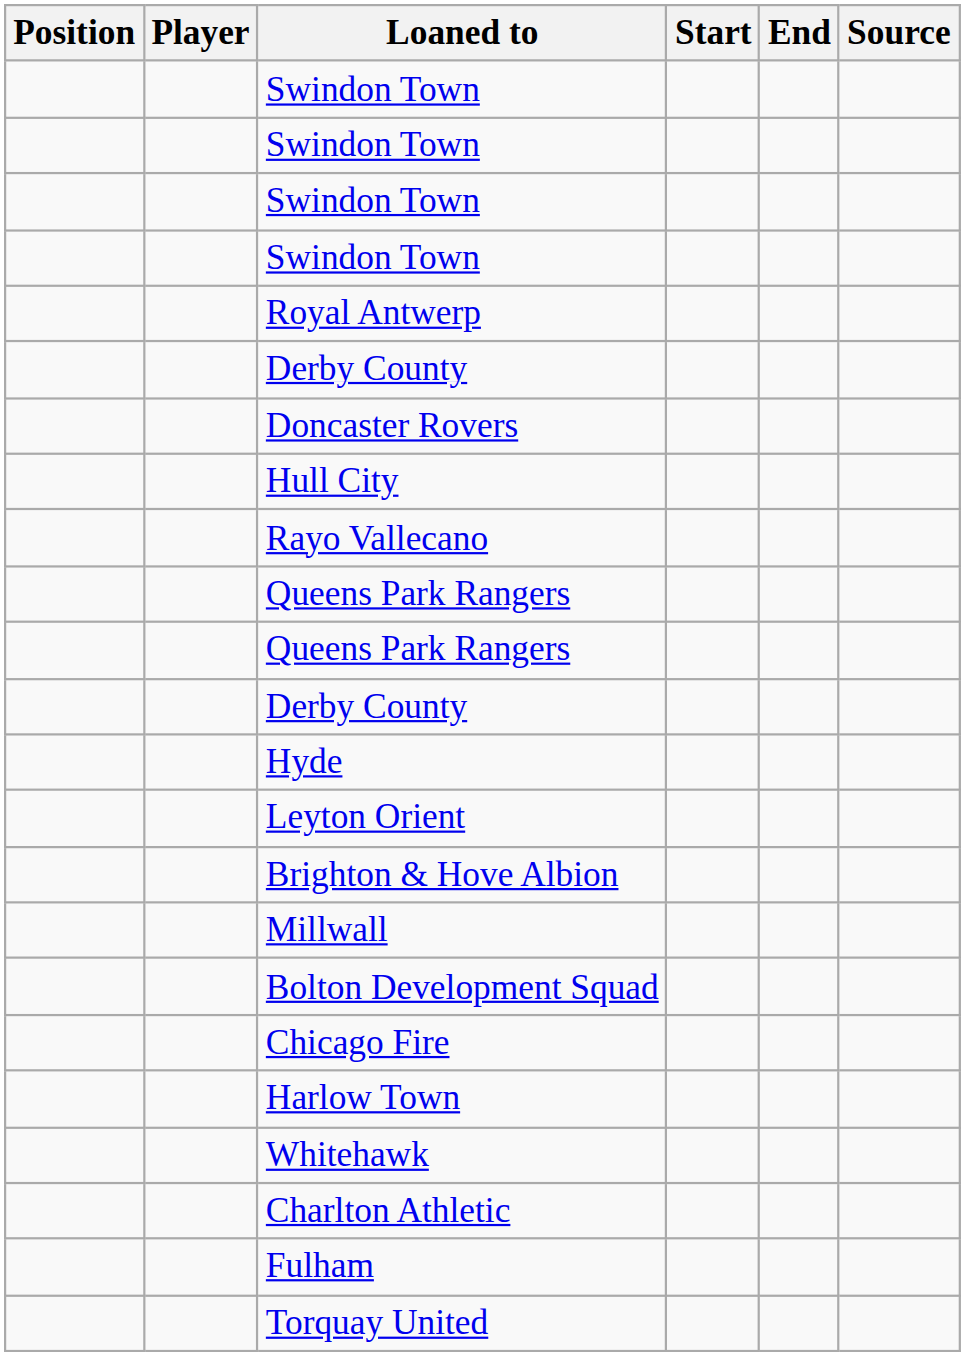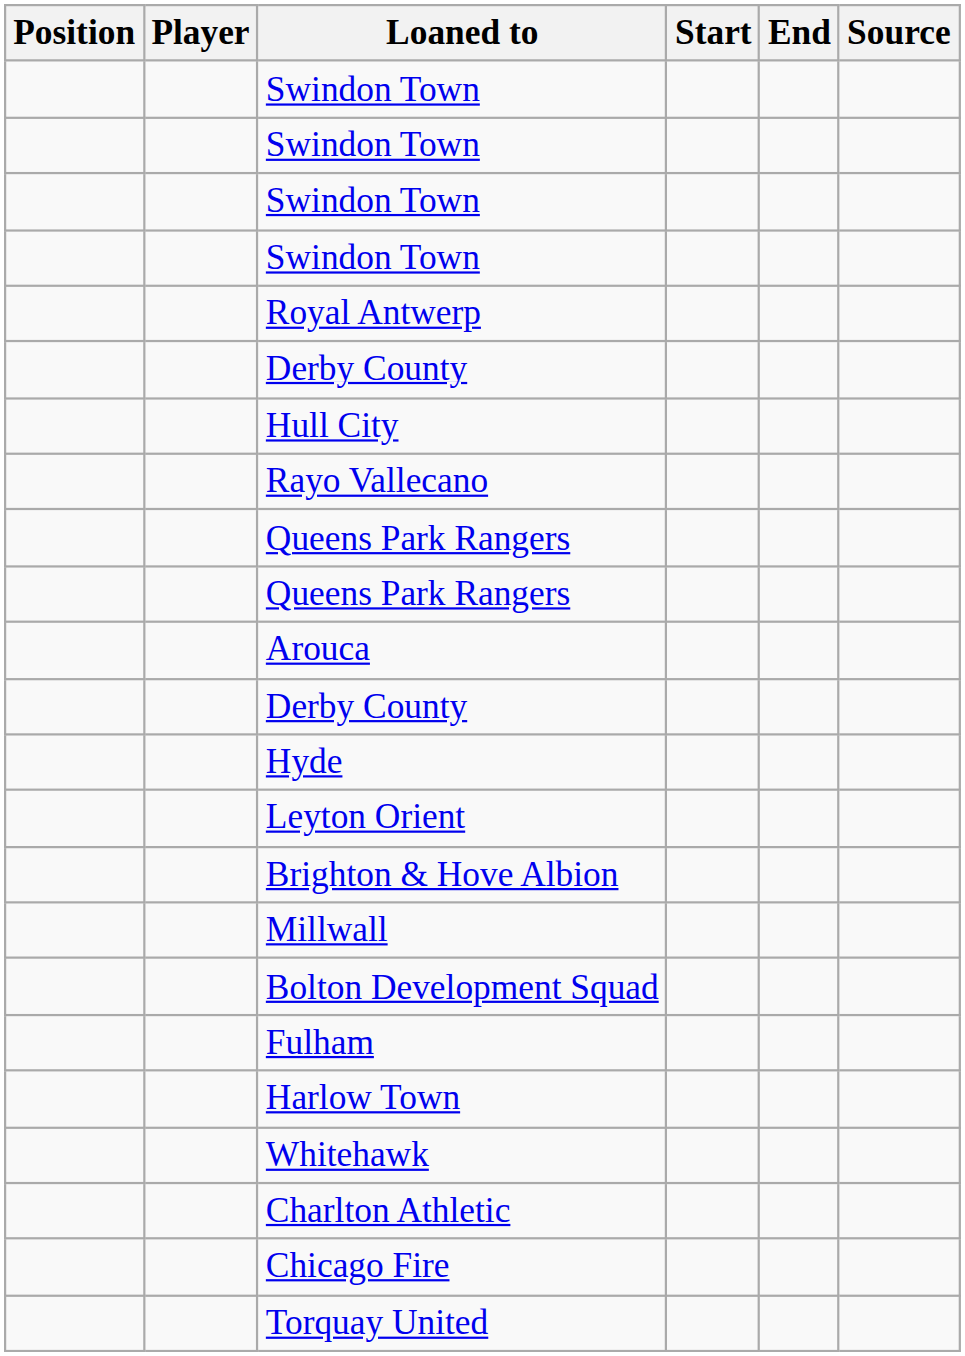- row: (74, 426)
+ row: (74, 650)
rows swapped: (74, 1267) <-> (74, 1043)
